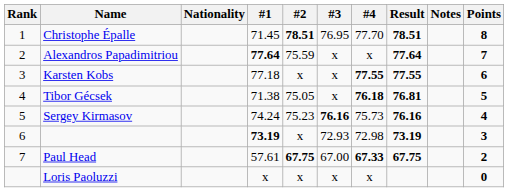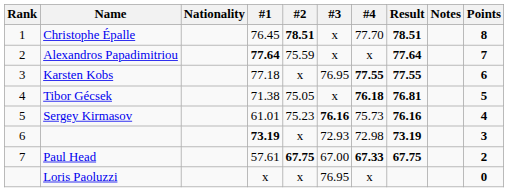(265, 34) 71.45 -> (265, 34) 76.45
(335, 34) 76.95 -> (335, 34) x
(335, 75) x -> (335, 75) 76.95
(265, 116) 74.24 -> (265, 116) 61.01
(335, 177) x -> (335, 177) 76.95
